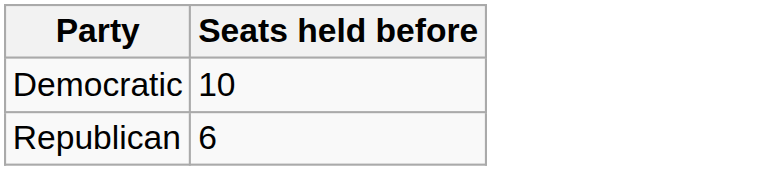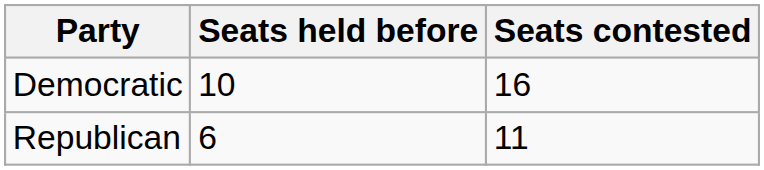+ column: (623, 31)
